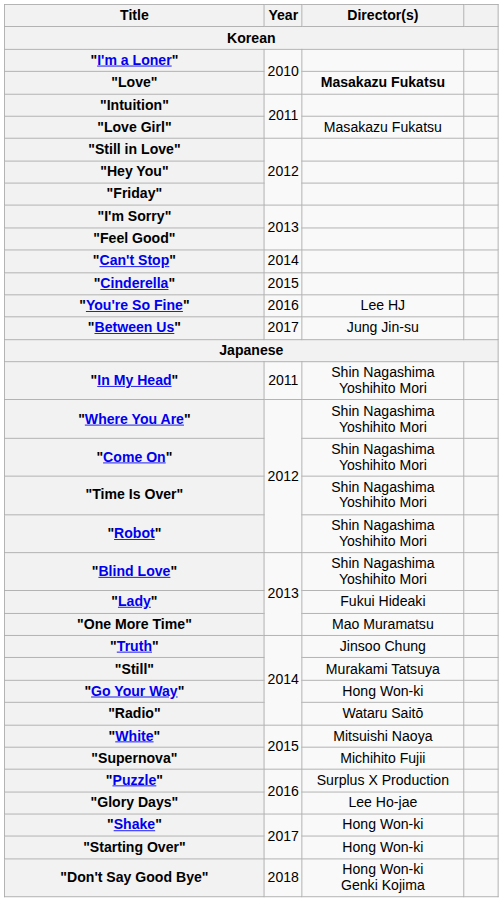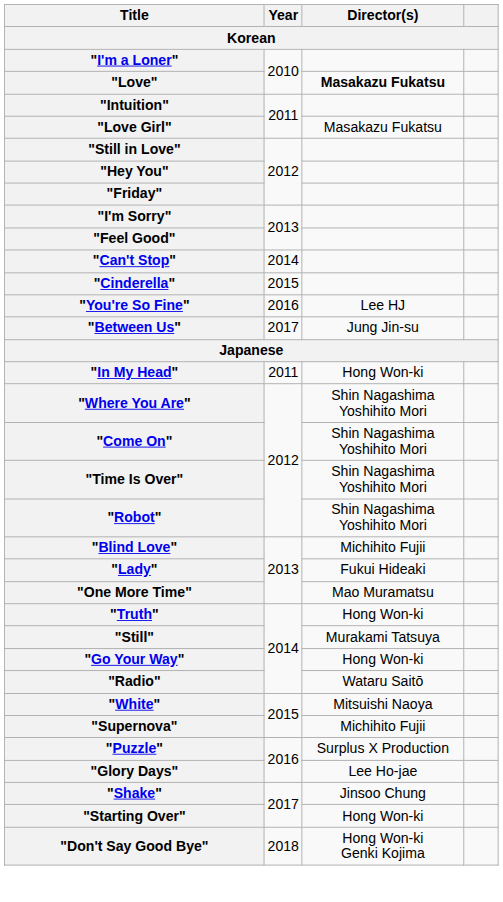(383, 380) Shin Nagashima Yoshihito Mori -> (383, 372) Hong Won-ki
(383, 571) Shin Nagashima Yoshihito Mori -> (383, 547) Michihito Fujii
(383, 646) Jinsoo Chung -> (383, 614) Hong Won-ki
(383, 825) Hong Won-ki -> (383, 793) Jinsoo Chung
